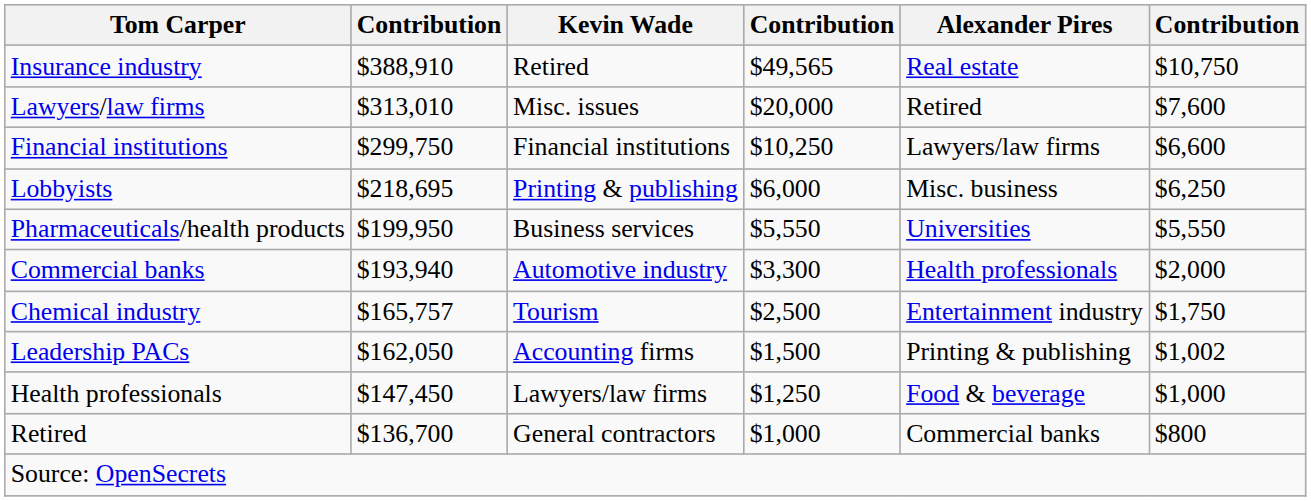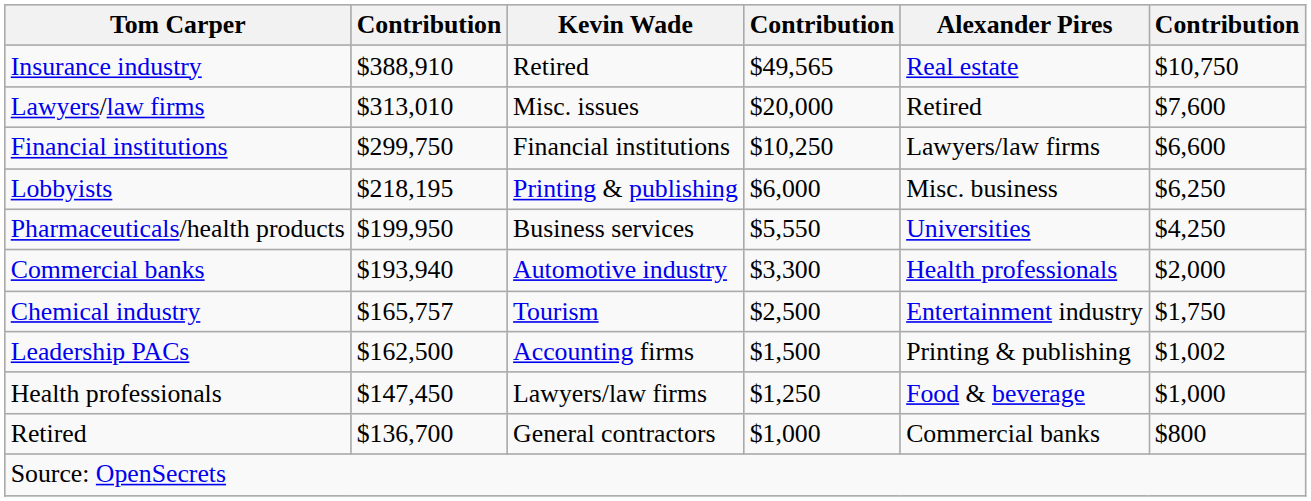(405, 188) $218,695 -> (405, 188) $218,195
(1190, 229) $5,550 -> (1190, 229) $4,250
(405, 351) $162,050 -> (405, 351) $162,500
